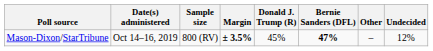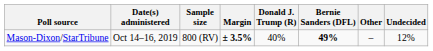(276, 38) 45% -> (276, 38) 40%
(328, 38) 47% -> (328, 38) 49%
